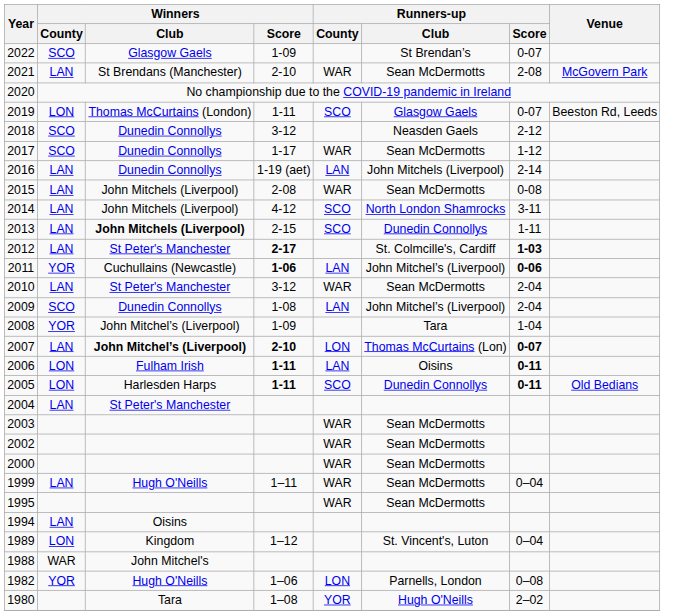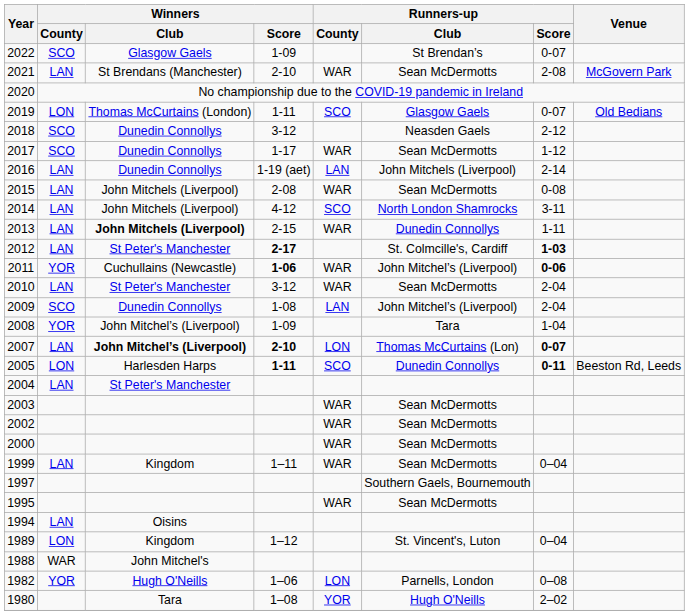(605, 111) Beeston Rd, Leeds -> (629, 111) Old Bedians
(337, 229) SCO -> (337, 229) WAR
(337, 268) LAN -> (337, 268) WAR
- row: (21, 365)
(605, 385) Old Bedians -> (629, 365) Beeston Rd, Leeds
(170, 483) Hugh O'Neills -> (170, 463) Kingdom
+ row: (21, 483)
